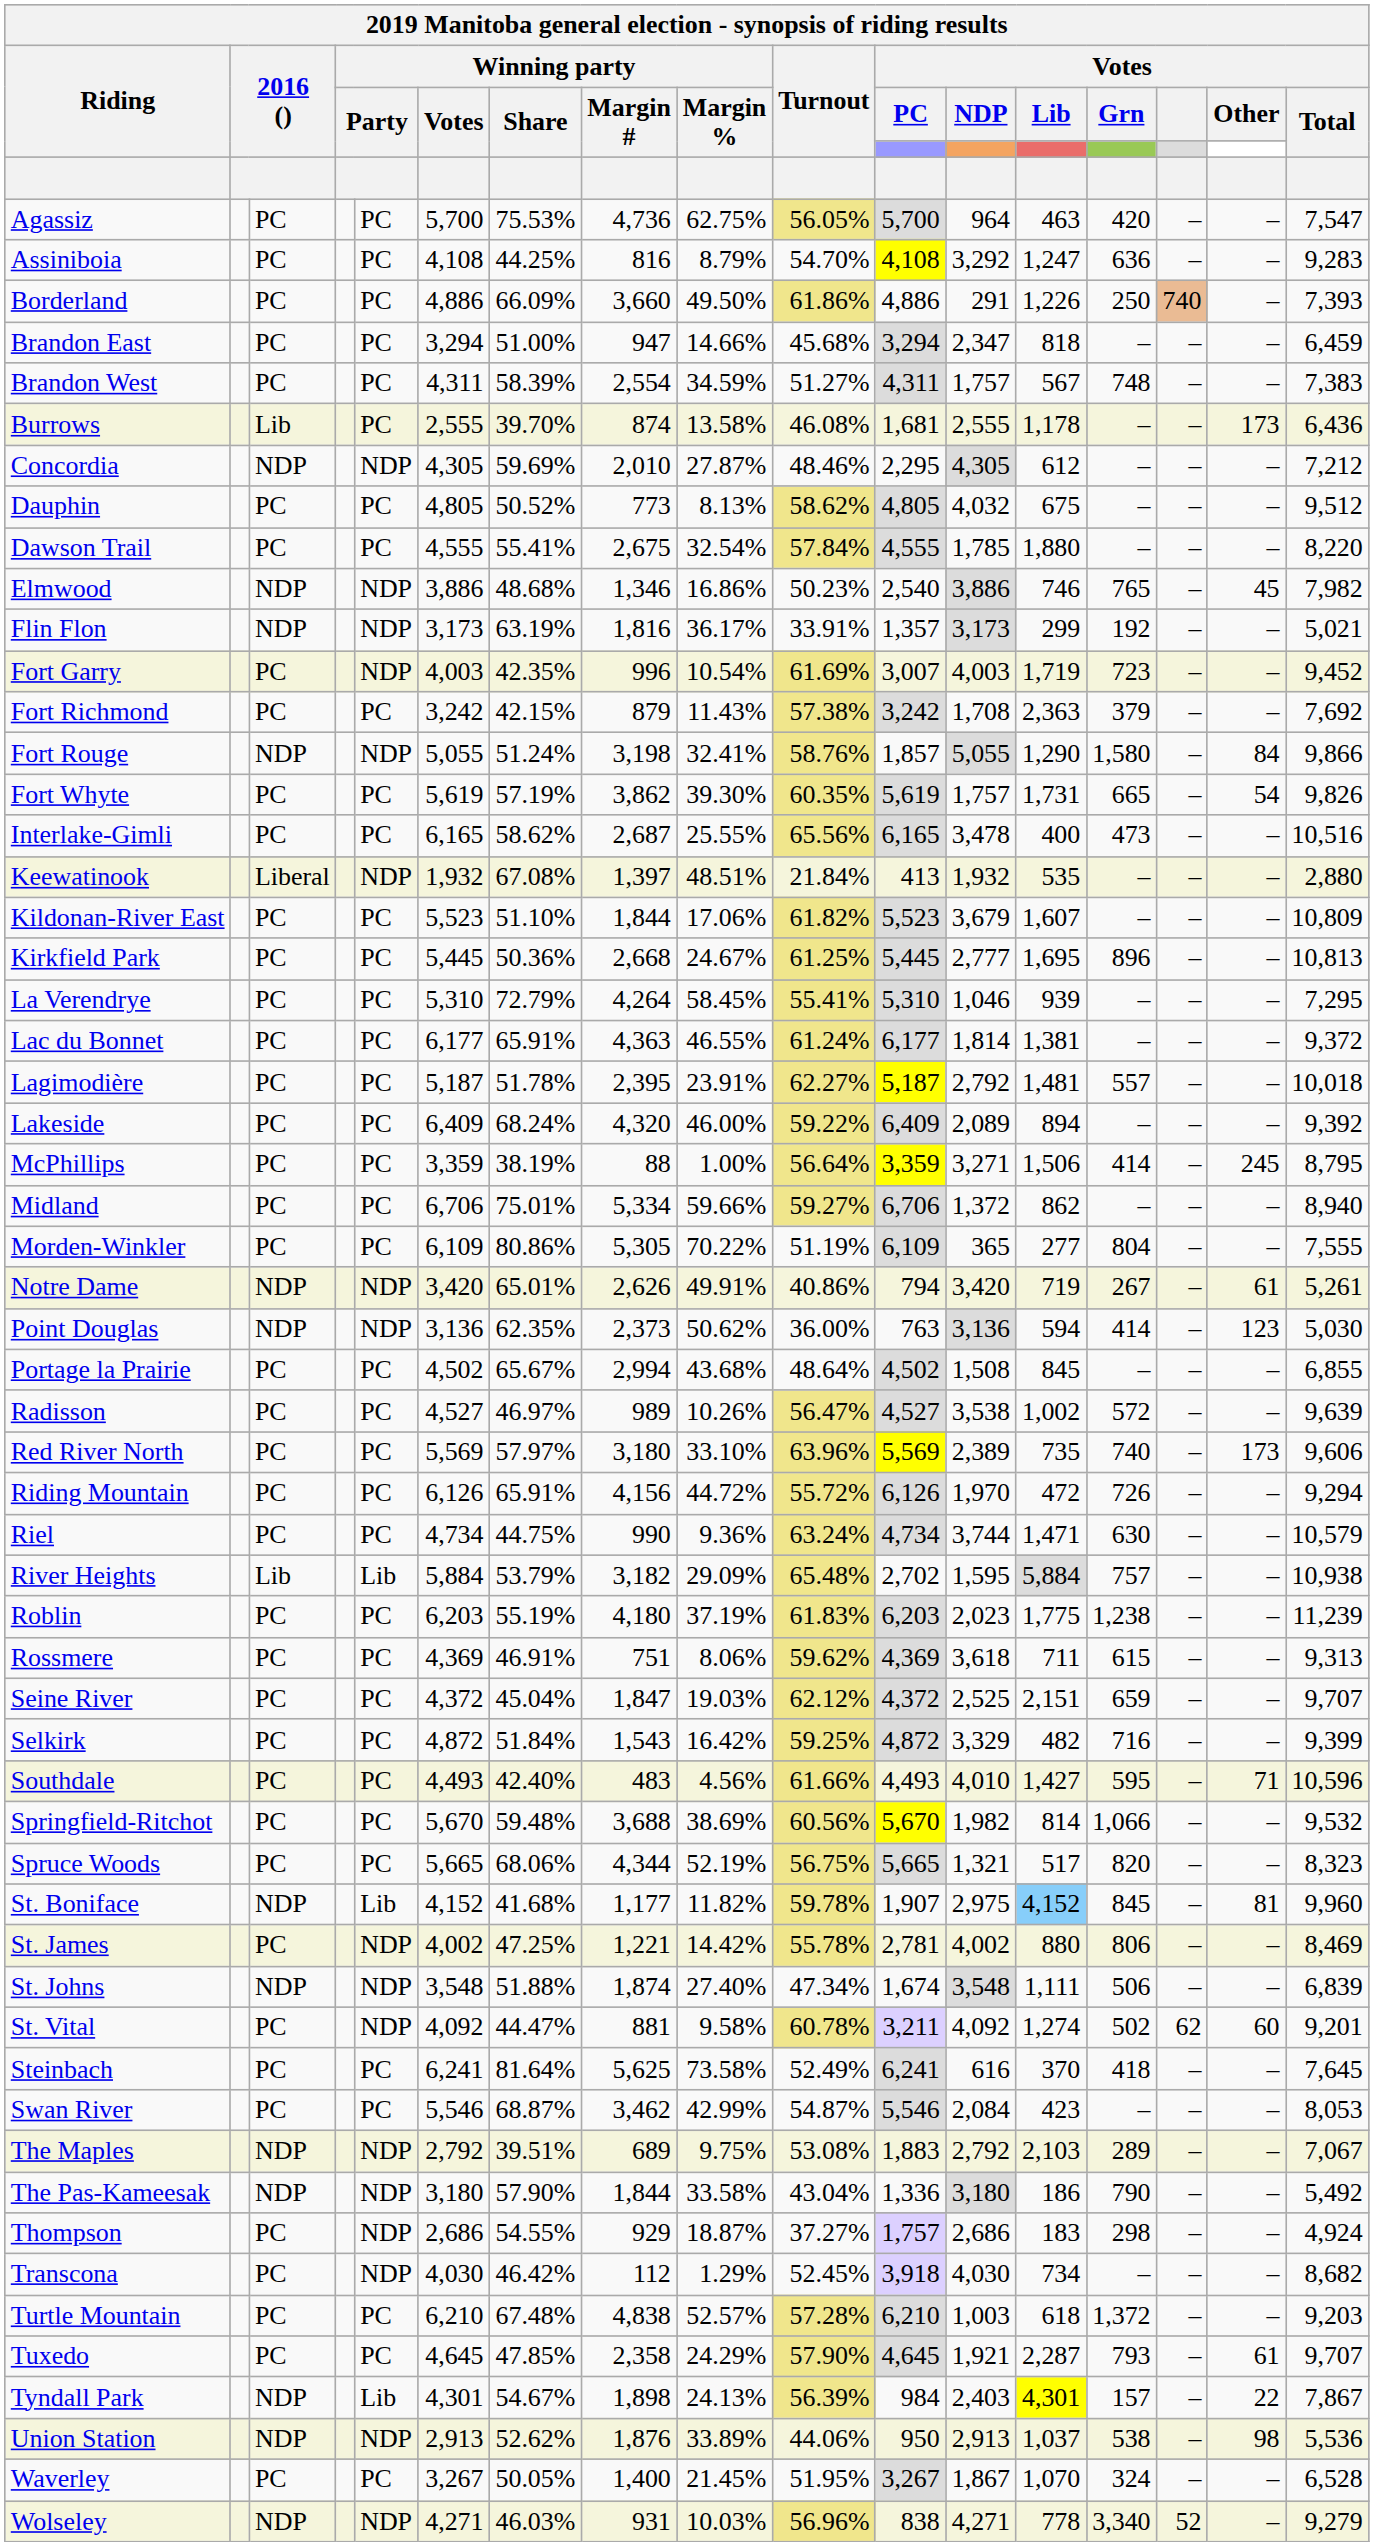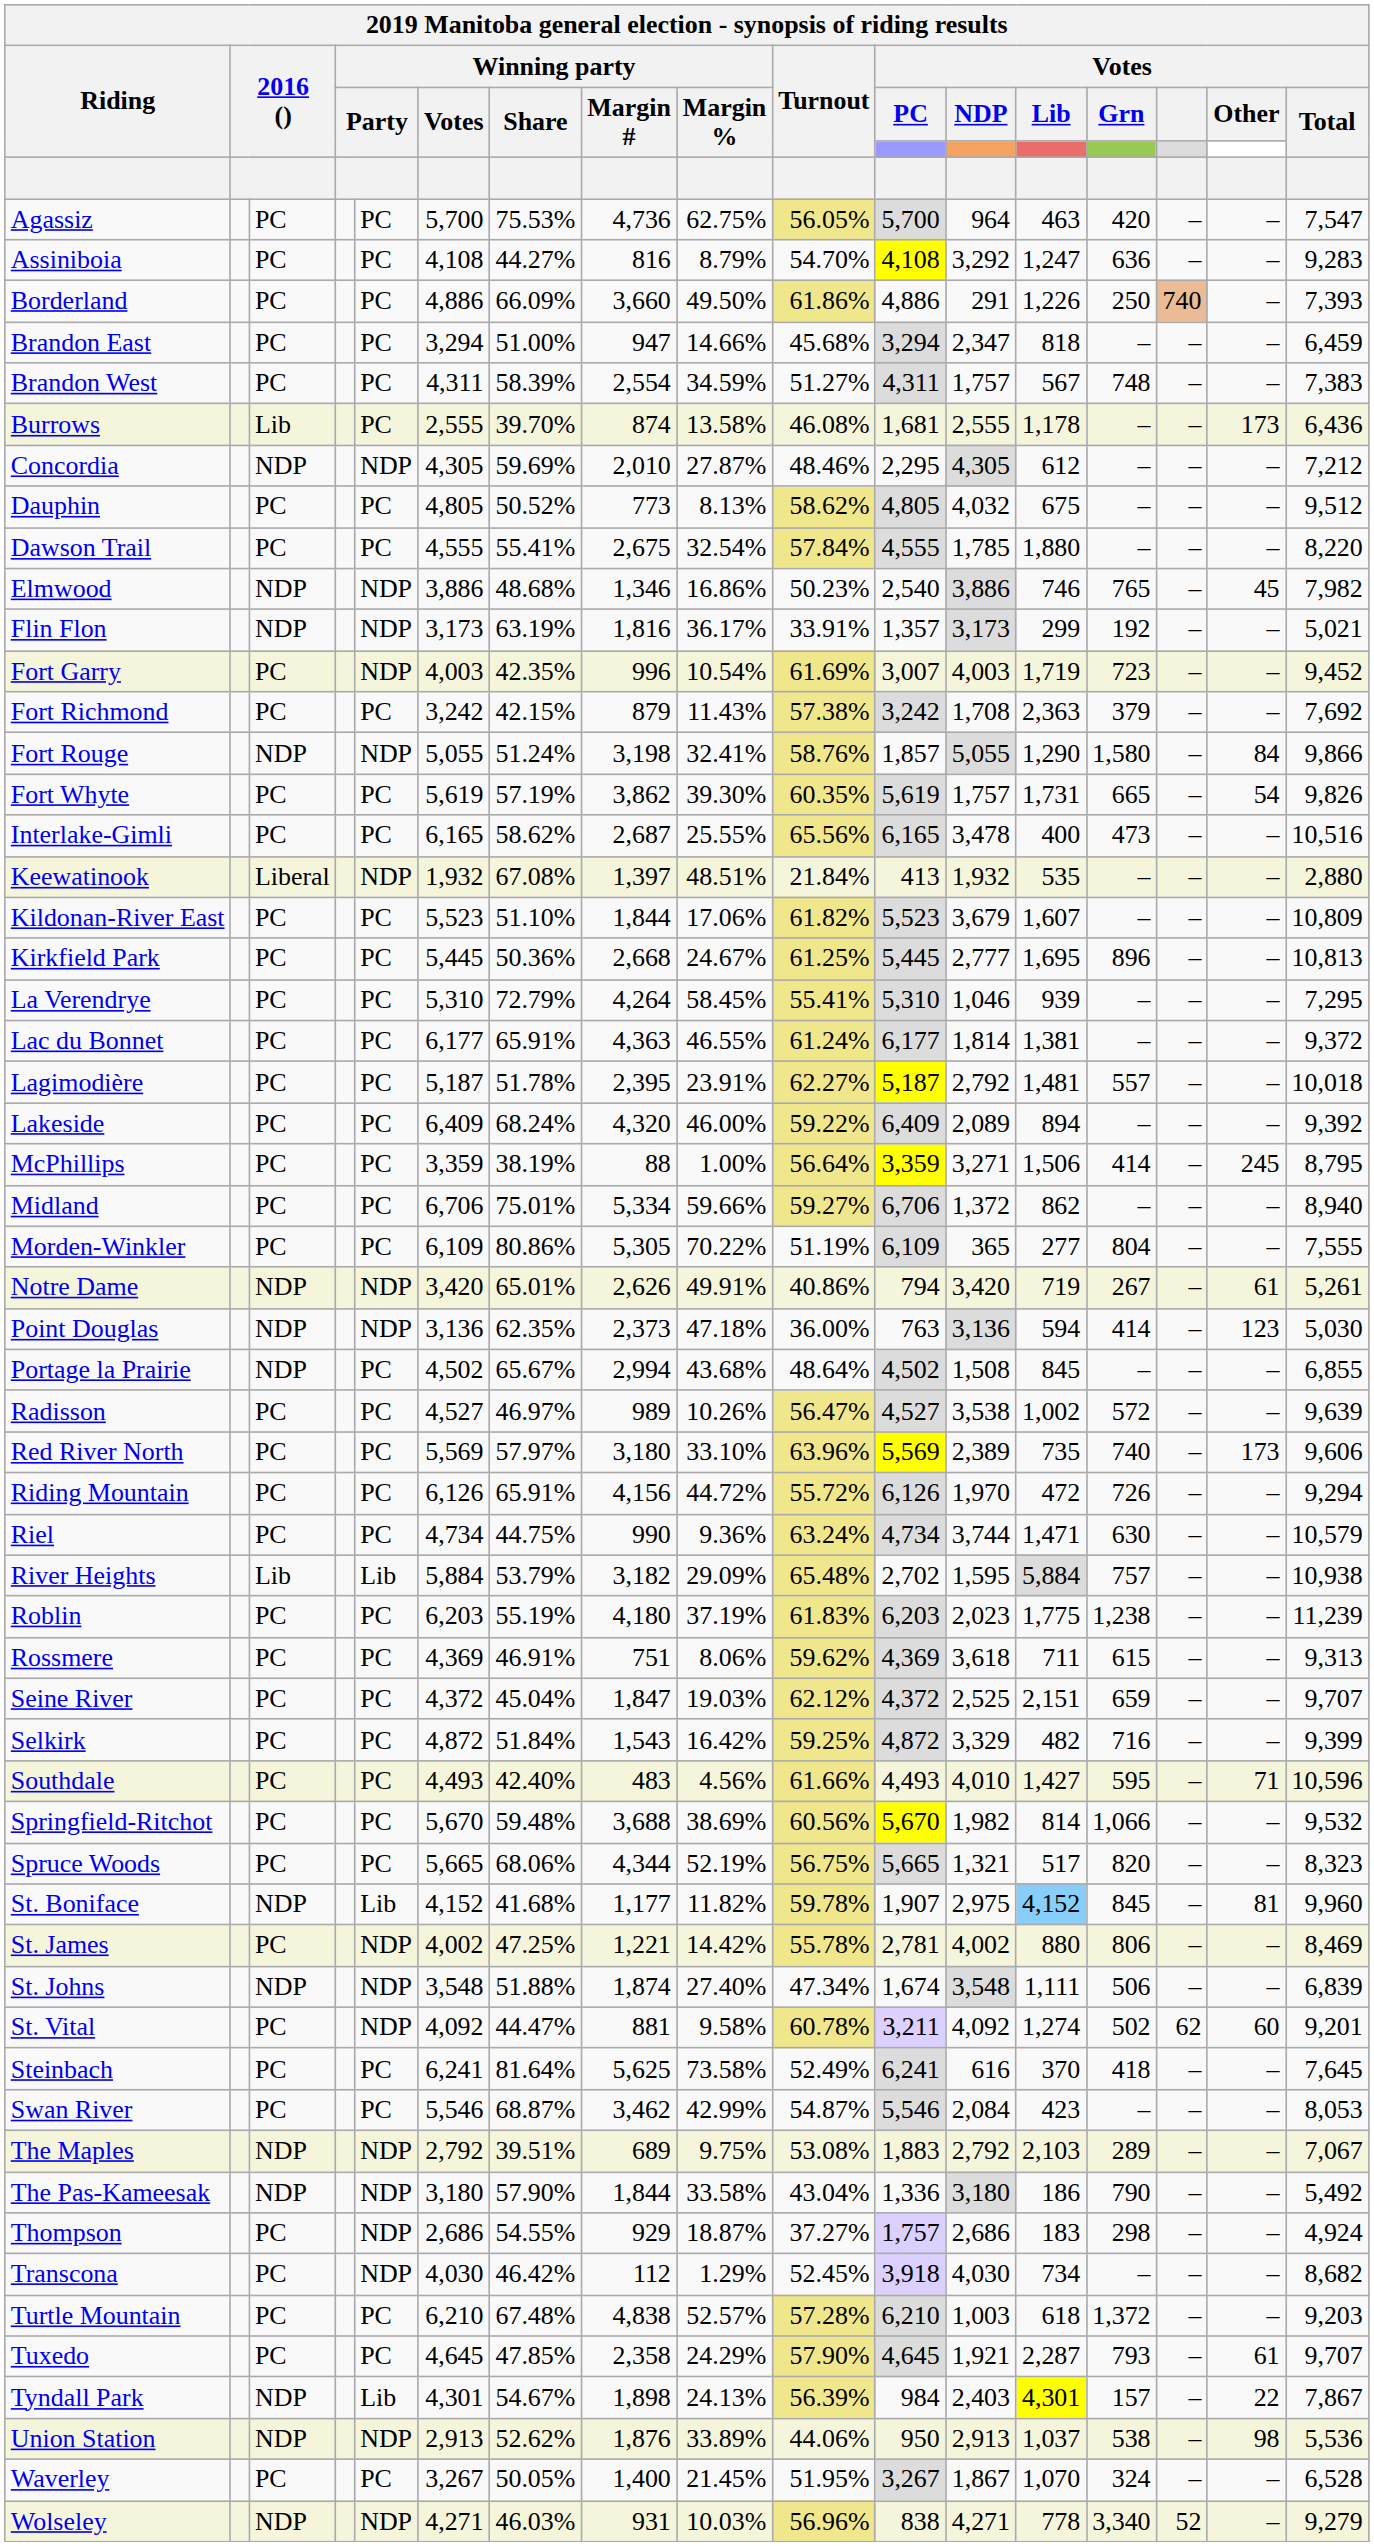(535, 259) 44.25% -> (535, 259) 44.27%
(726, 1328) 50.62% -> (726, 1328) 47.18%
(271, 1369) PC -> (281, 1369) NDP
